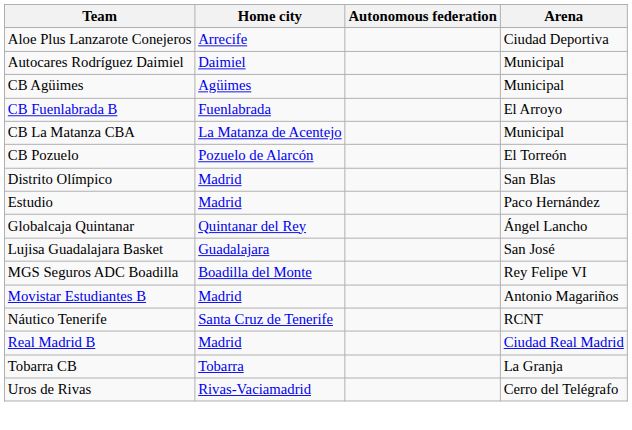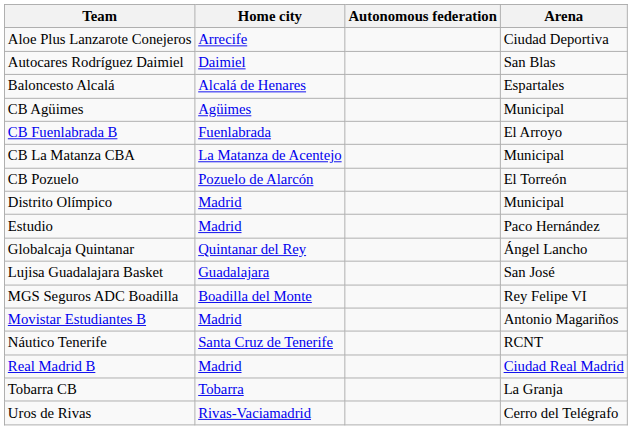(534, 62) Municipal -> (530, 62) San Blas
+ row: (61, 86)
(530, 179) San Blas -> (534, 202) Municipal
